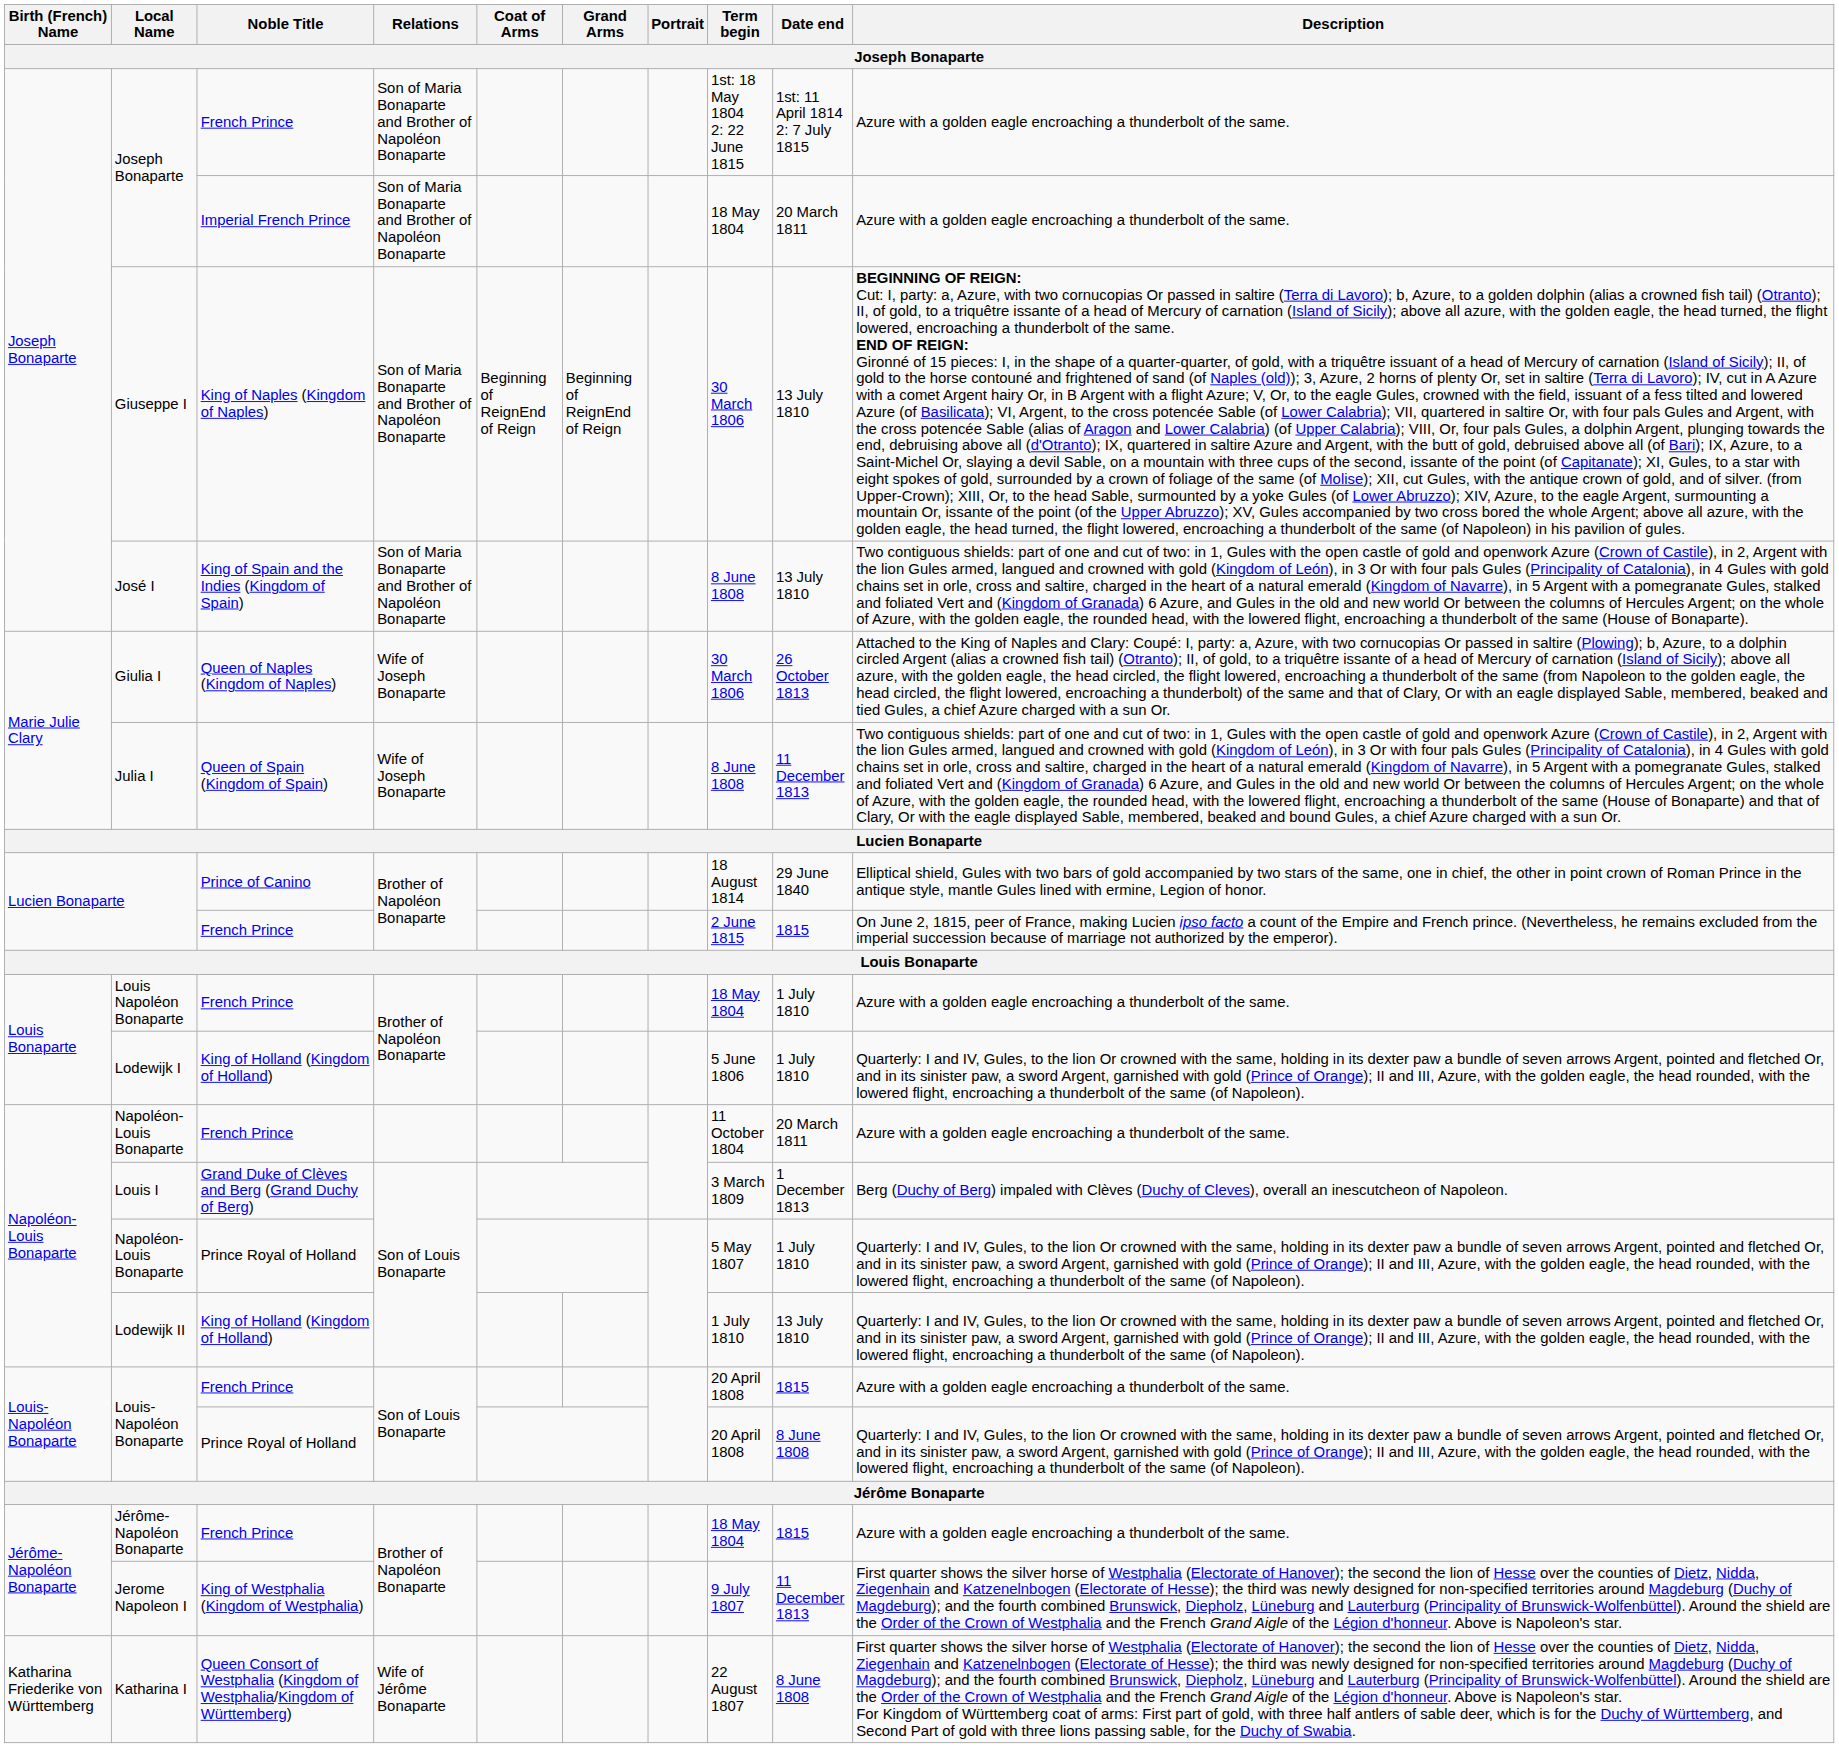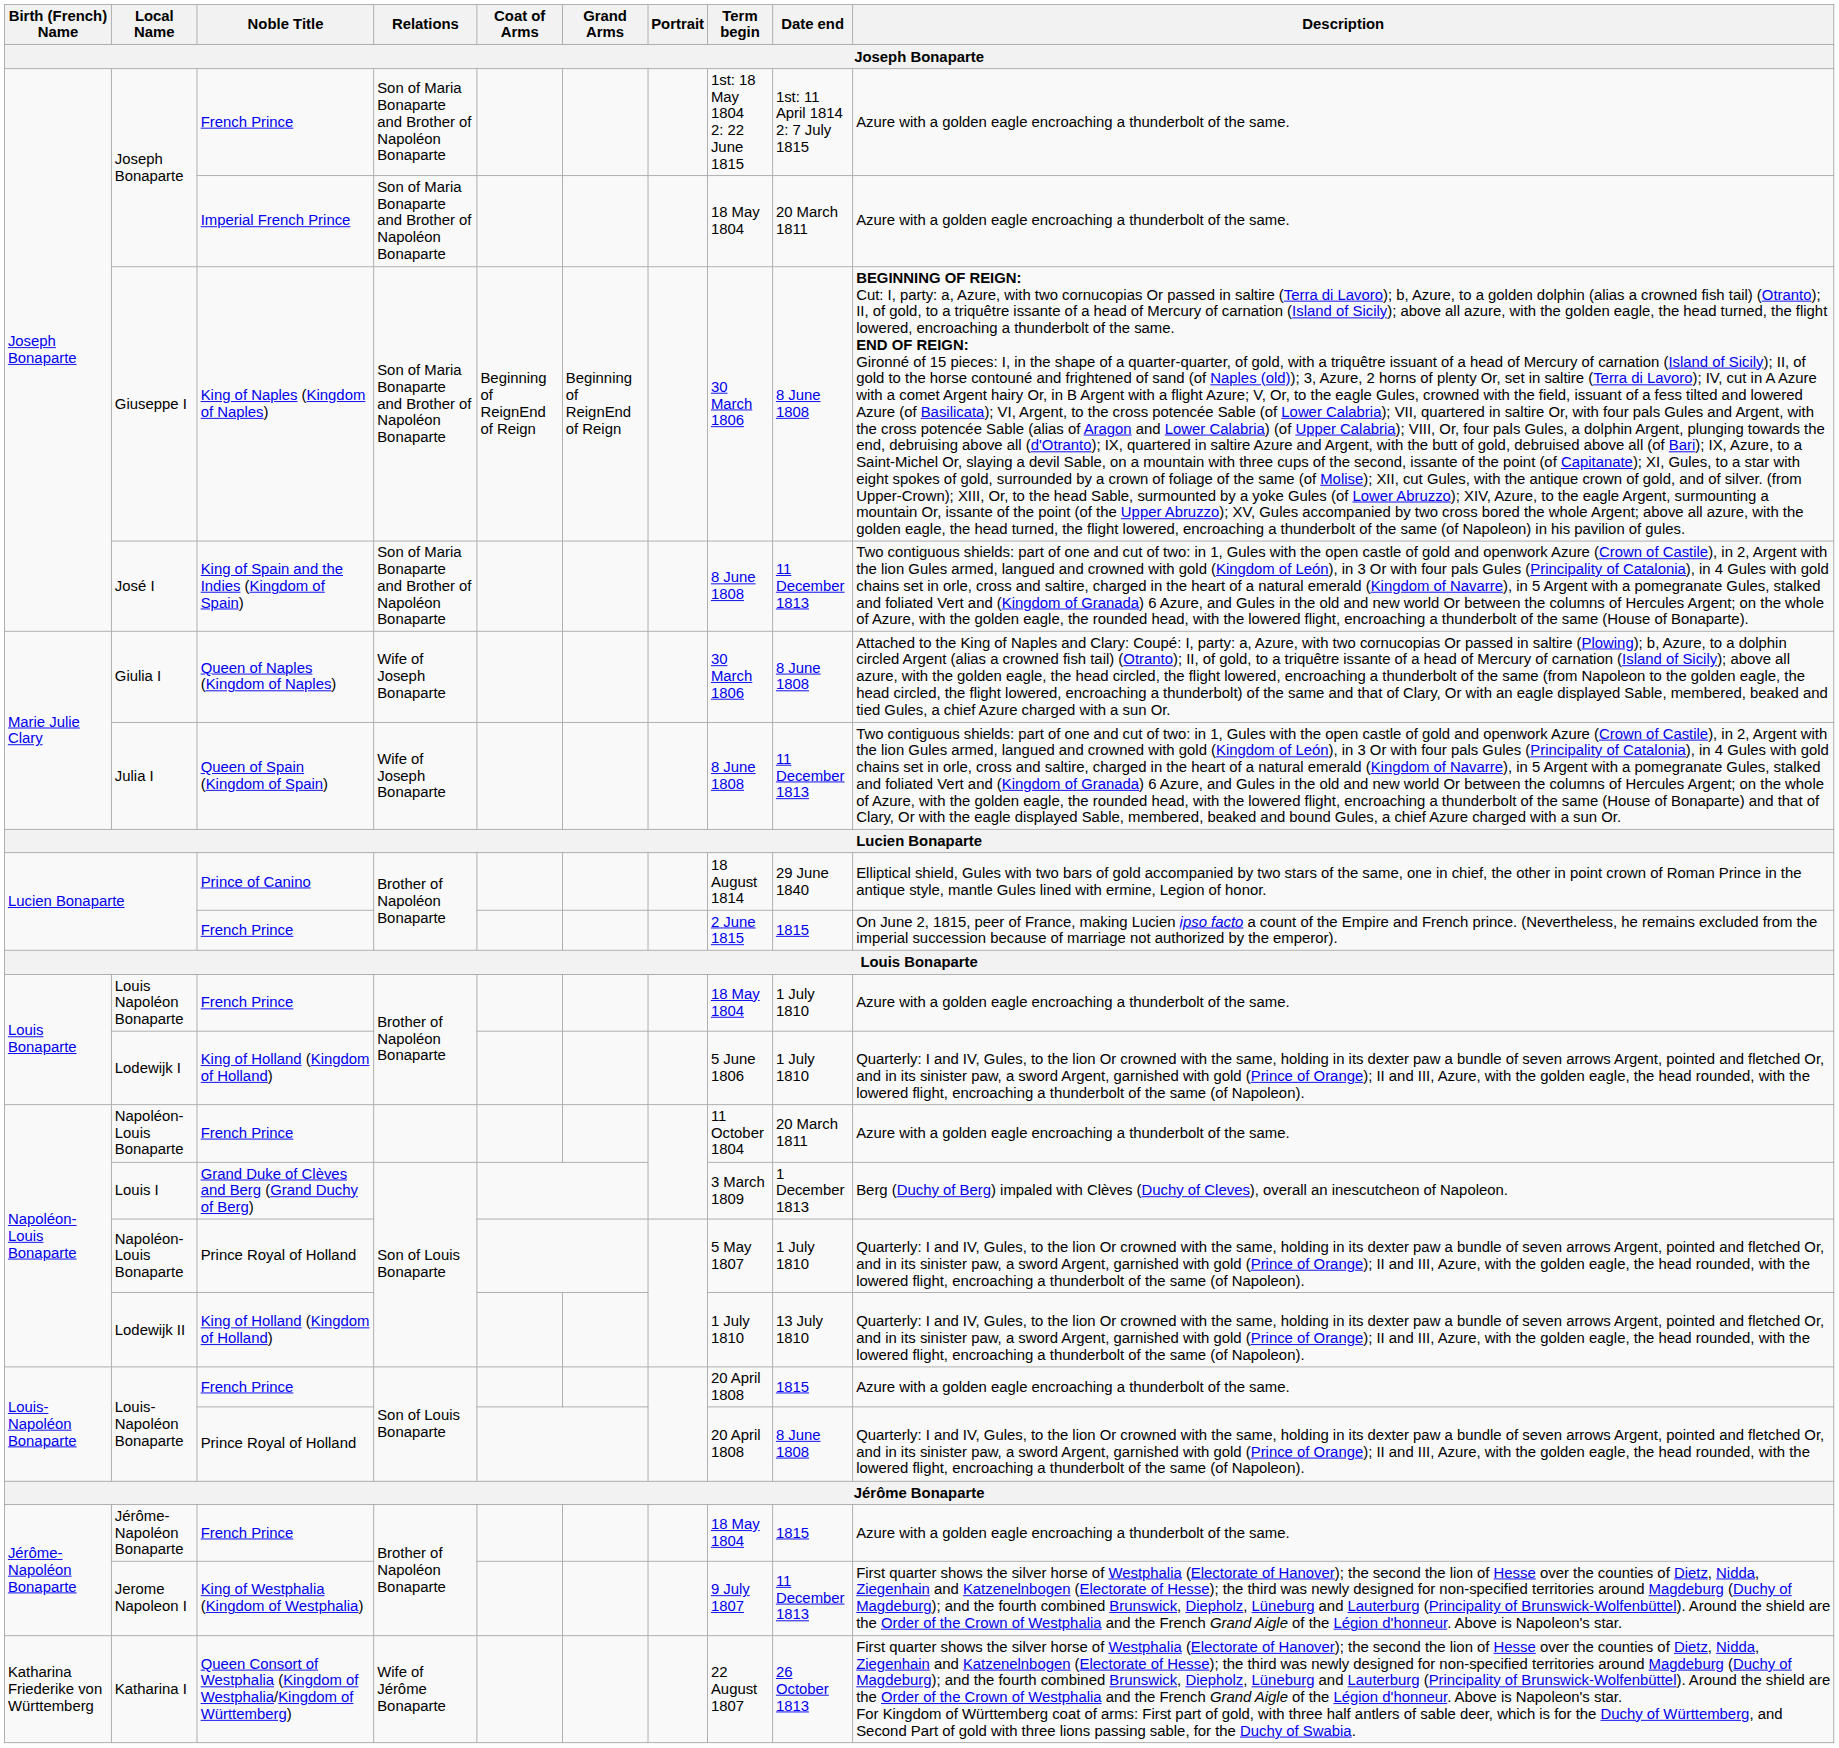(799, 403) 13 July 1810 -> (798, 403) 8 June 1808
(799, 586) 13 July 1810 -> (810, 586) 11 December 1813
(802, 676) 26 October 1813 -> (798, 676) 8 June 1808
(798, 1689) 8 June 1808 -> (802, 1689) 26 October 1813
